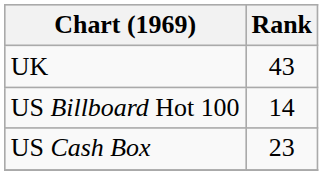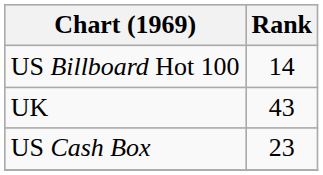rows swapped: (30, 66) <-> (125, 107)
